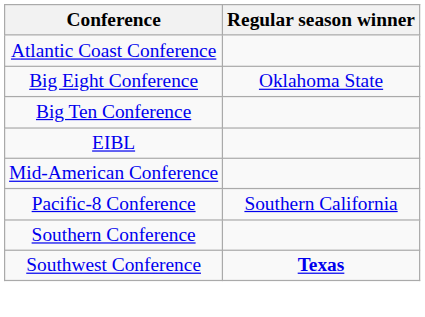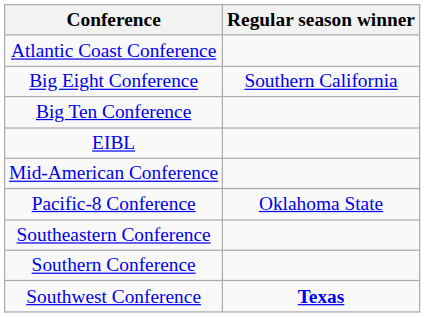(321, 81) Oklahoma State -> (321, 81) Southern California
(321, 204) Southern California -> (321, 204) Oklahoma State
+ row: (114, 234)
